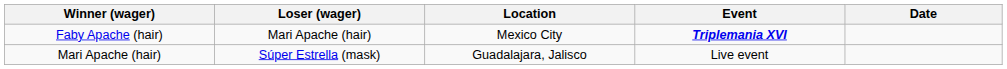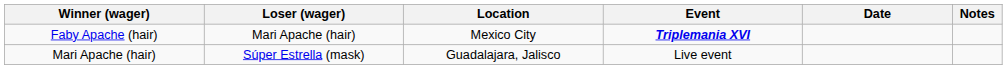+ column: (977, 14)
